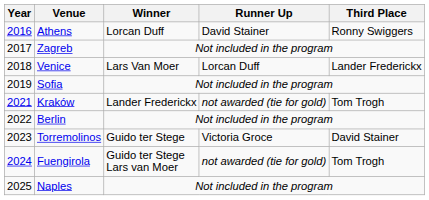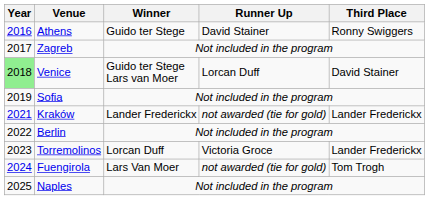(135, 31) Lorcan Duff -> (146, 31) Guido ter Stege
(19, 66) no background -> (19, 72) lightgreen background
(143, 66) Lars Van Moer -> (146, 72) Guido ter Stege Lars van Moer
(377, 66) Lander Frederickx -> (365, 72) David Stainer
(358, 102) Tom Trogh -> (377, 114) Lander Frederickx
(146, 137) Guido ter Stege -> (135, 150) Lorcan Duff
(365, 137) David Stainer -> (377, 150) Lander Frederickx
(146, 161) Guido ter Stege Lars van Moer -> (143, 168) Lars Van Moer
